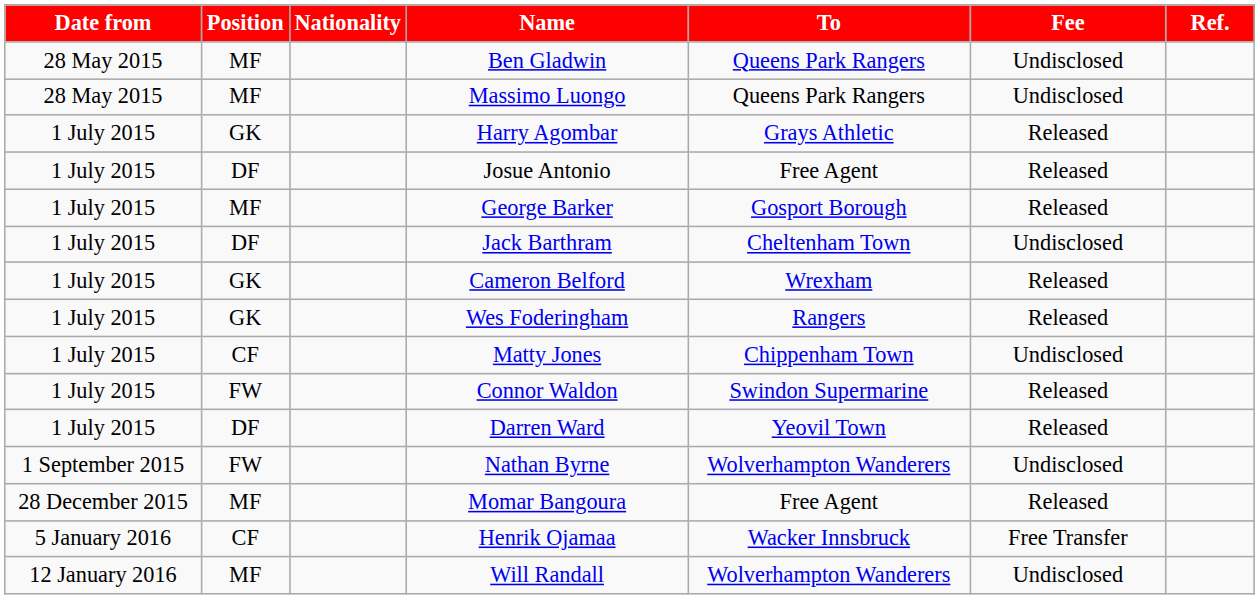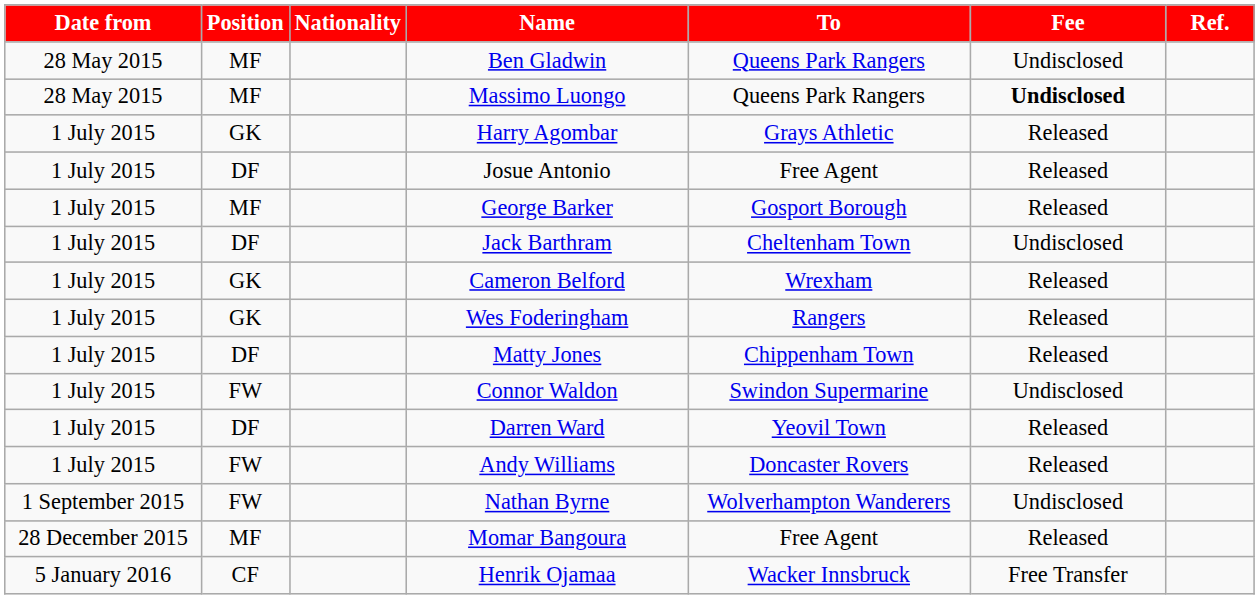(1068, 96) normal -> (1068, 96) bold
(245, 354) CF -> (245, 354) DF
(1068, 354) Undisclosed -> (1068, 354) Released
(1068, 391) Released -> (1068, 391) Undisclosed
+ row: (547, 465)
- row: (547, 575)
